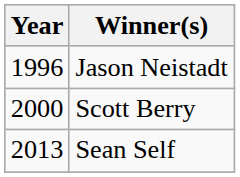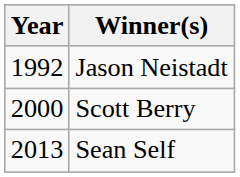(37, 66) 1996 -> (37, 66) 1992
